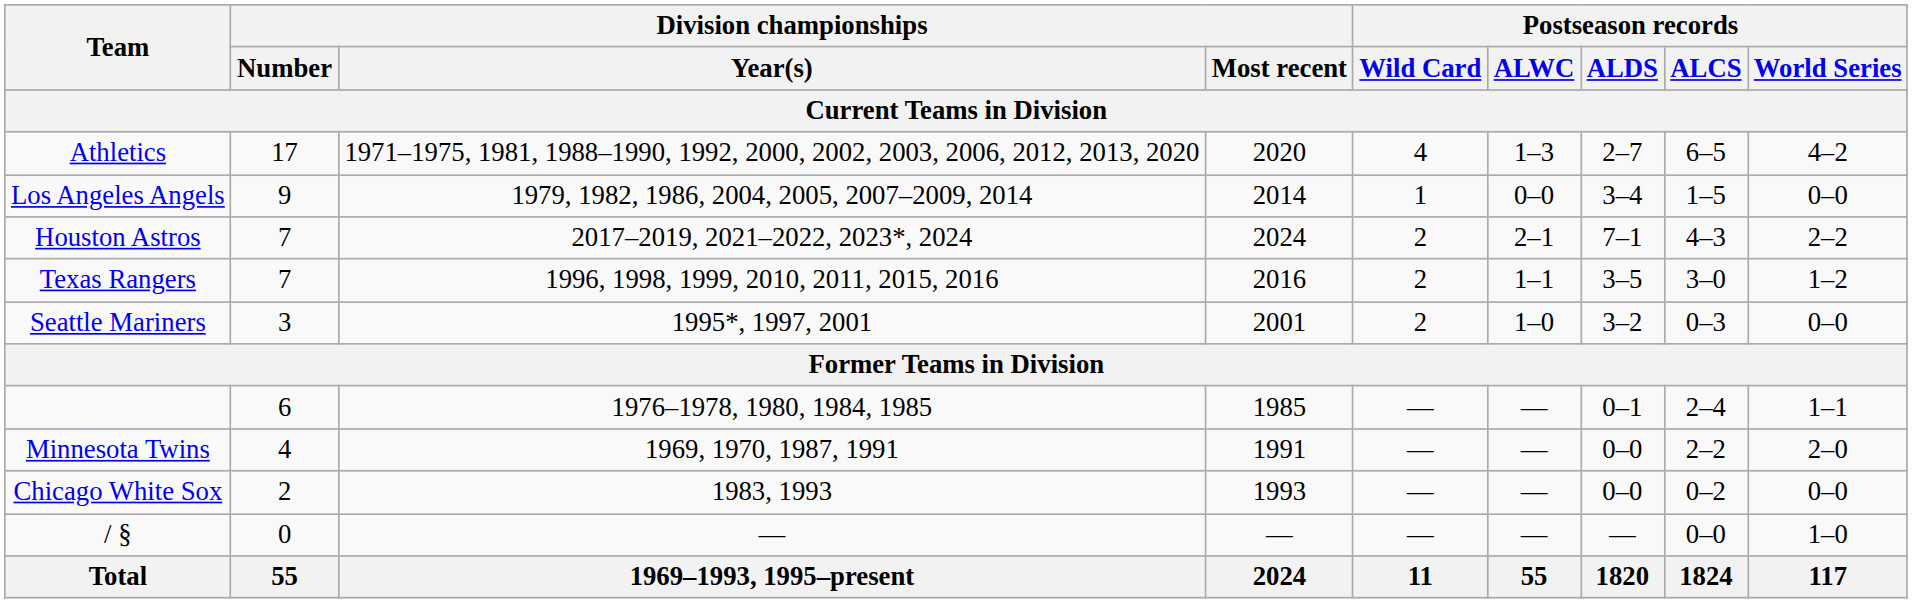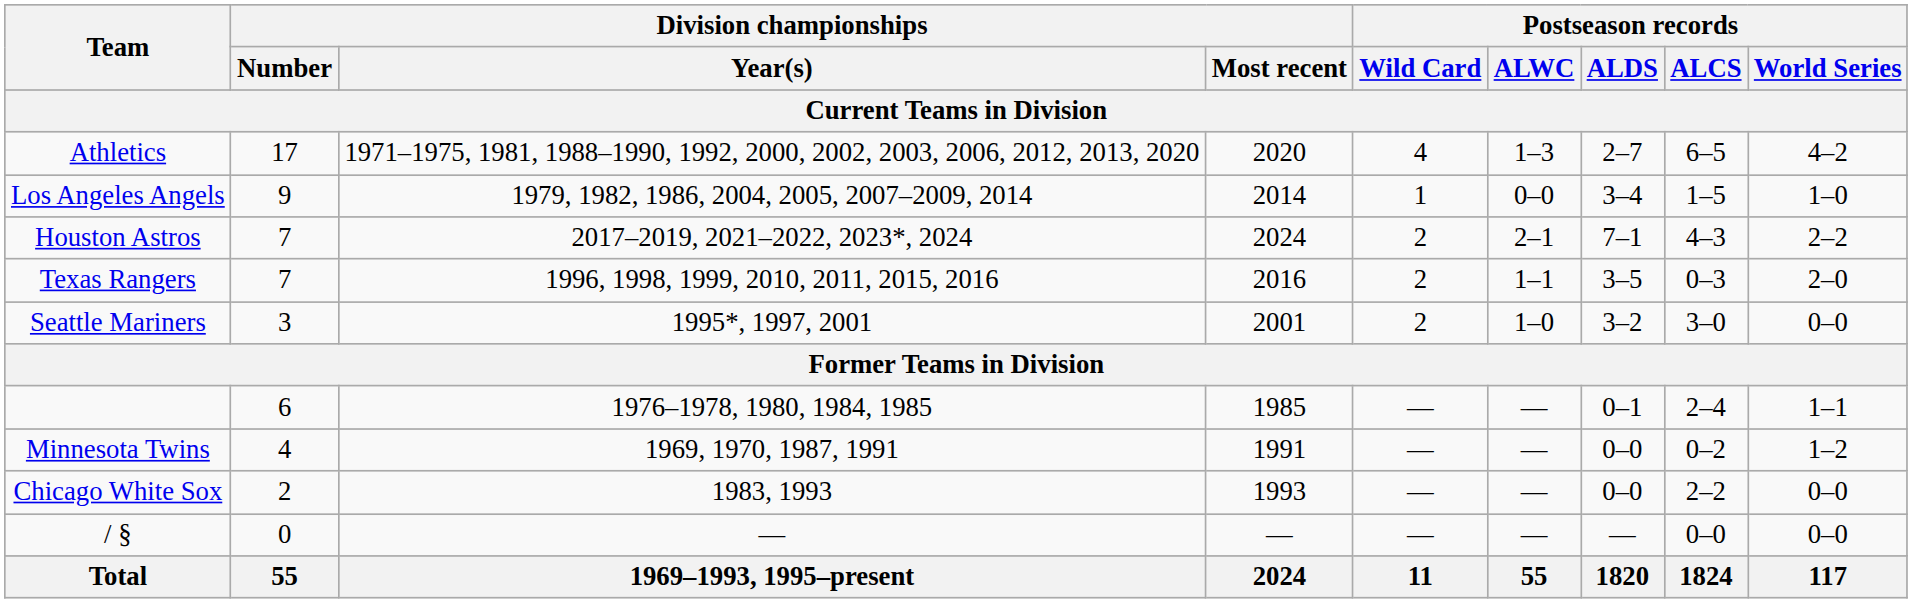(1828, 195) 0–0 -> (1828, 195) 1–0
(1706, 279) 3–0 -> (1706, 279) 0–3
(1828, 279) 1–2 -> (1828, 279) 2–0
(1706, 322) 0–3 -> (1706, 322) 3–0
(1706, 449) 2–2 -> (1706, 449) 0–2
(1828, 449) 2–0 -> (1828, 449) 1–2
(1706, 491) 0–2 -> (1706, 491) 2–2
(1828, 534) 1–0 -> (1828, 534) 0–0
